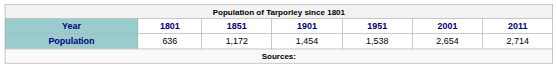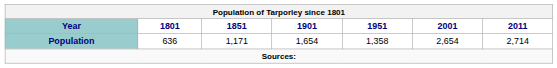(237, 41) 1,172 -> (237, 41) 1,171
(307, 41) 1,454 -> (307, 41) 1,654
(377, 41) 1,538 -> (377, 41) 1,358
